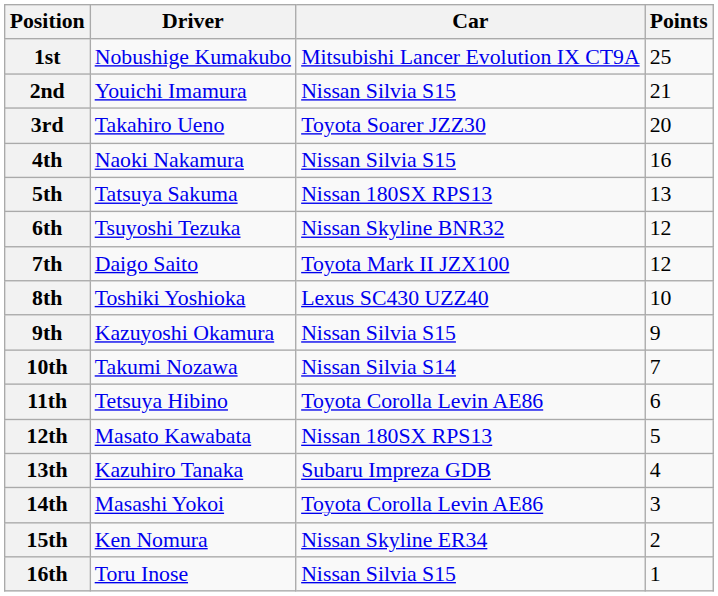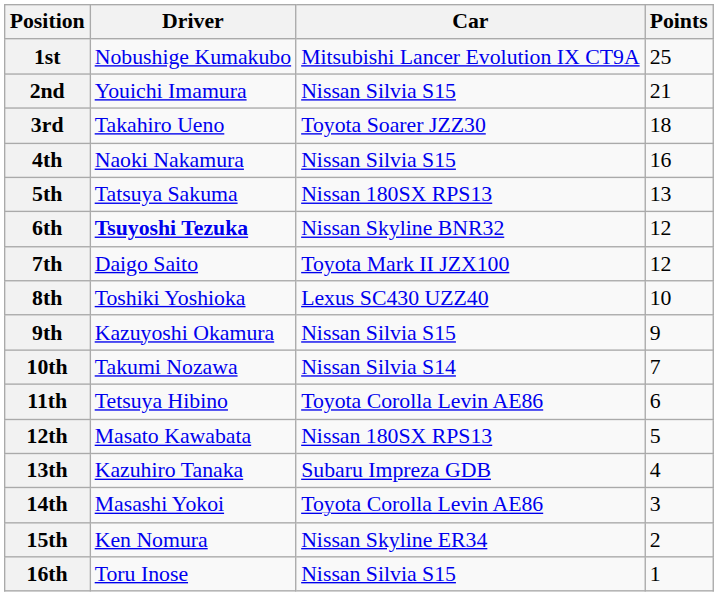(661, 125) 20 -> (661, 125) 18
(168, 228) normal -> (171, 228) bold
